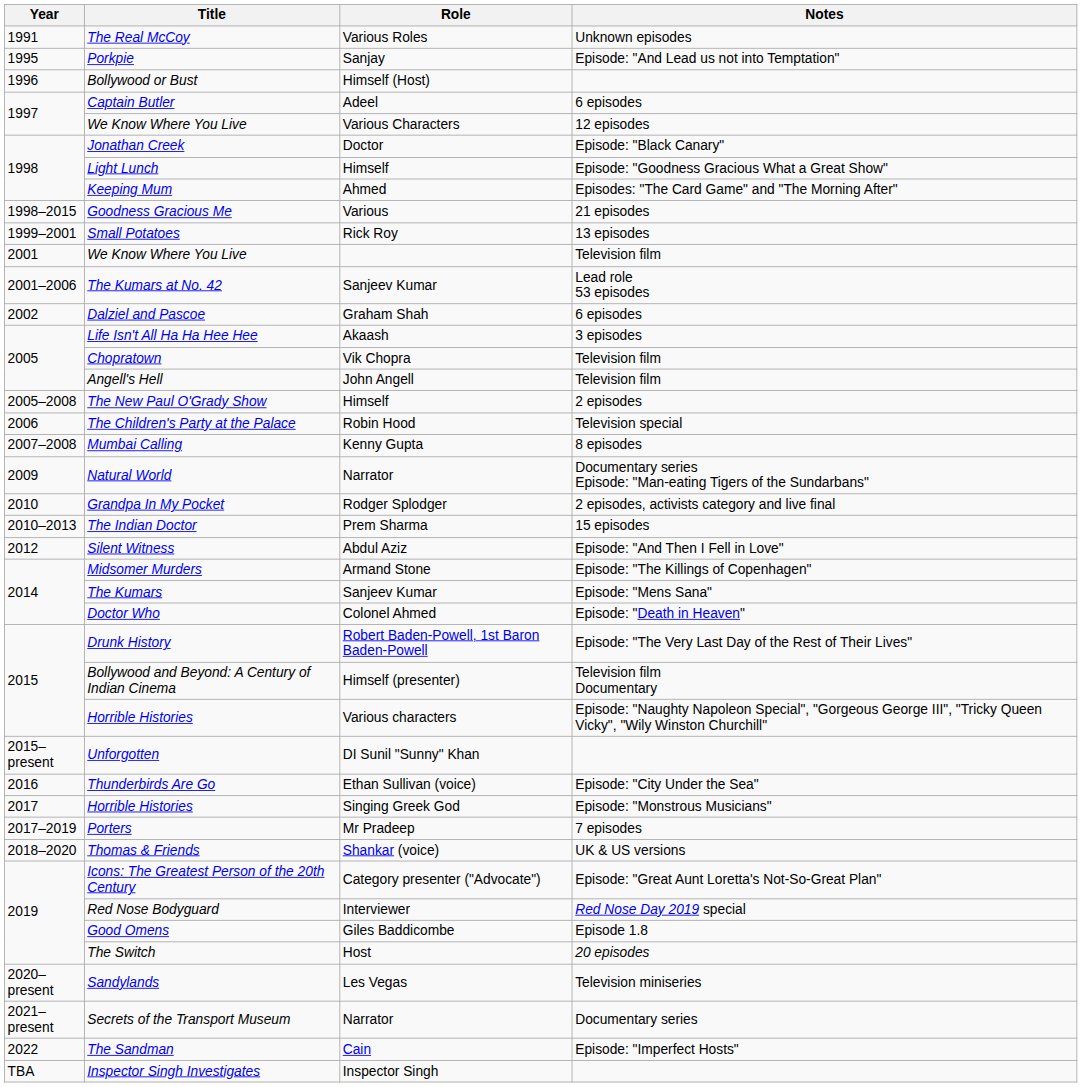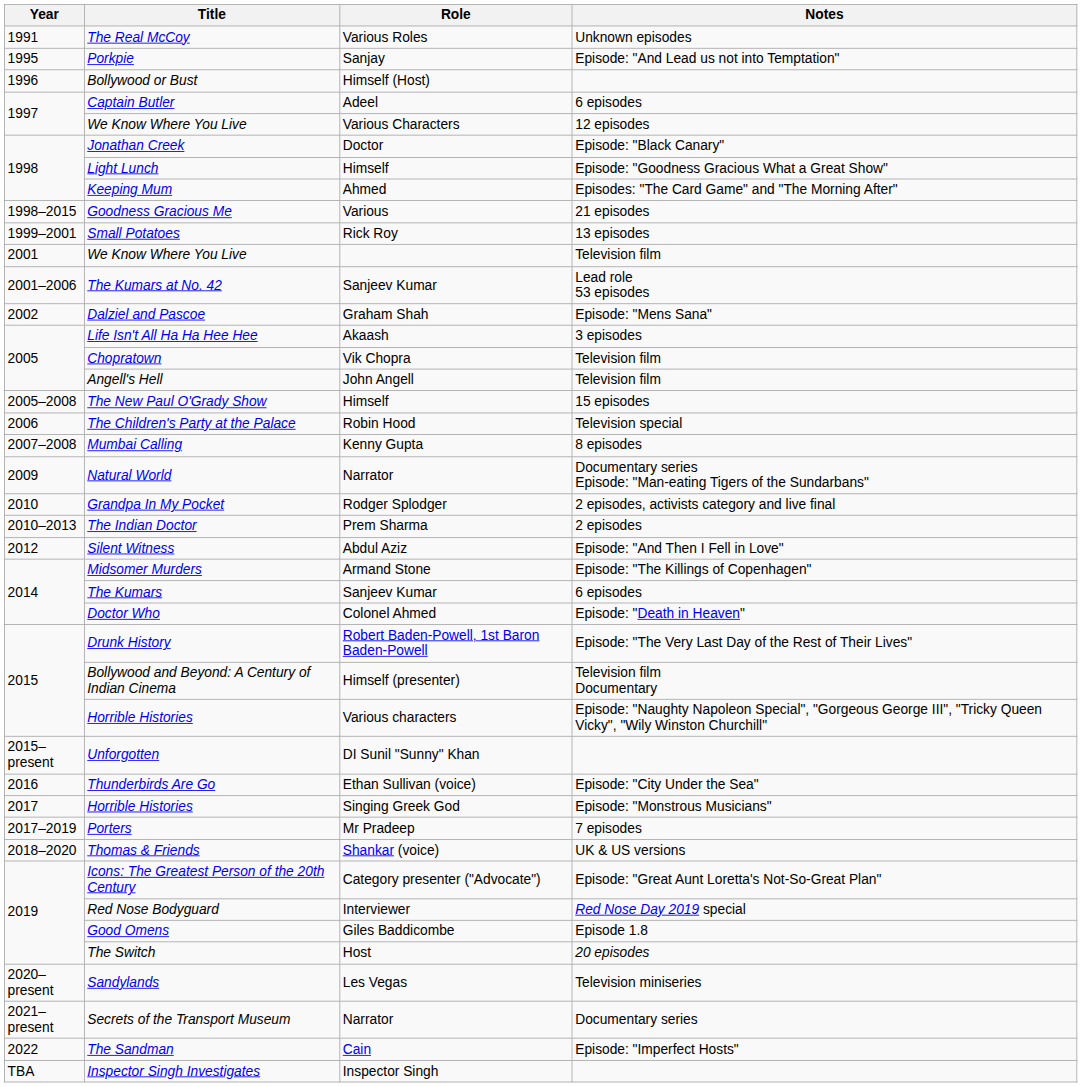(609, 314) 6 episodes -> (644, 314) Episode: "Mens Sana"
(609, 401) 2 episodes -> (612, 401) 15 episodes
(612, 526) 15 episodes -> (609, 526) 2 episodes
(644, 591) Episode: "Mens Sana" -> (609, 591) 6 episodes
